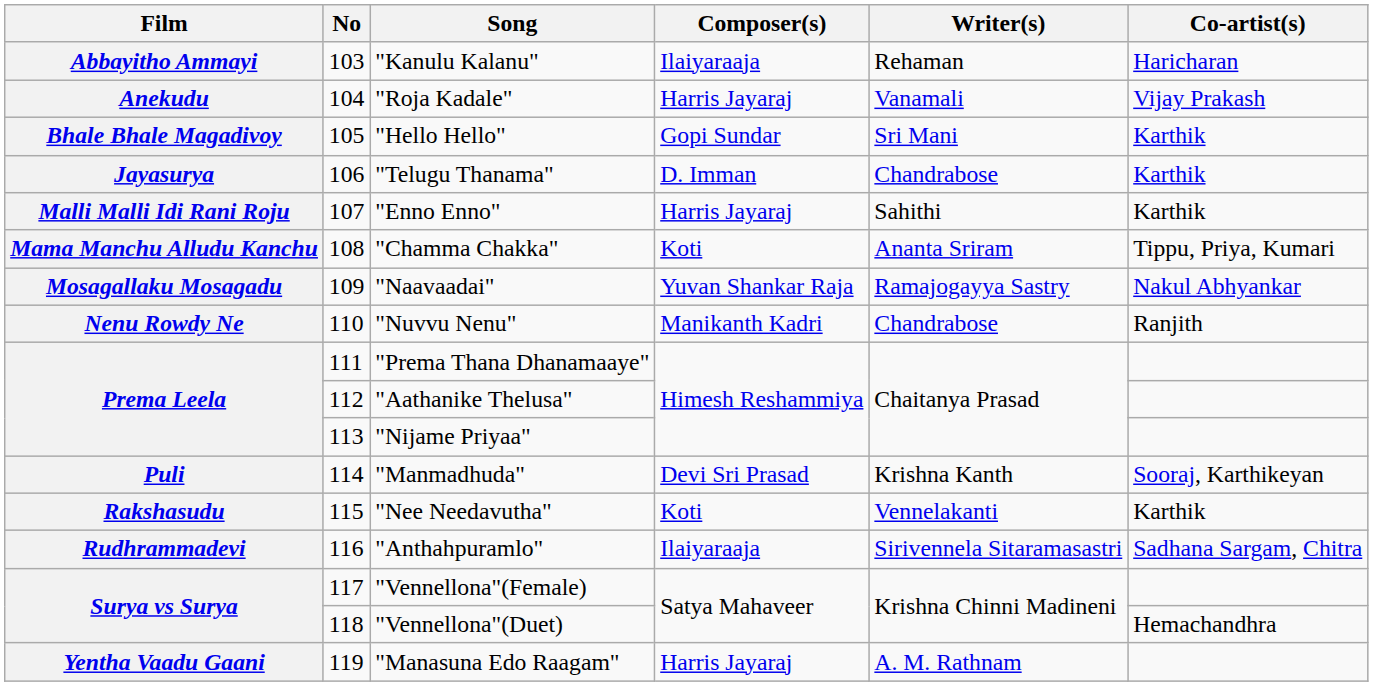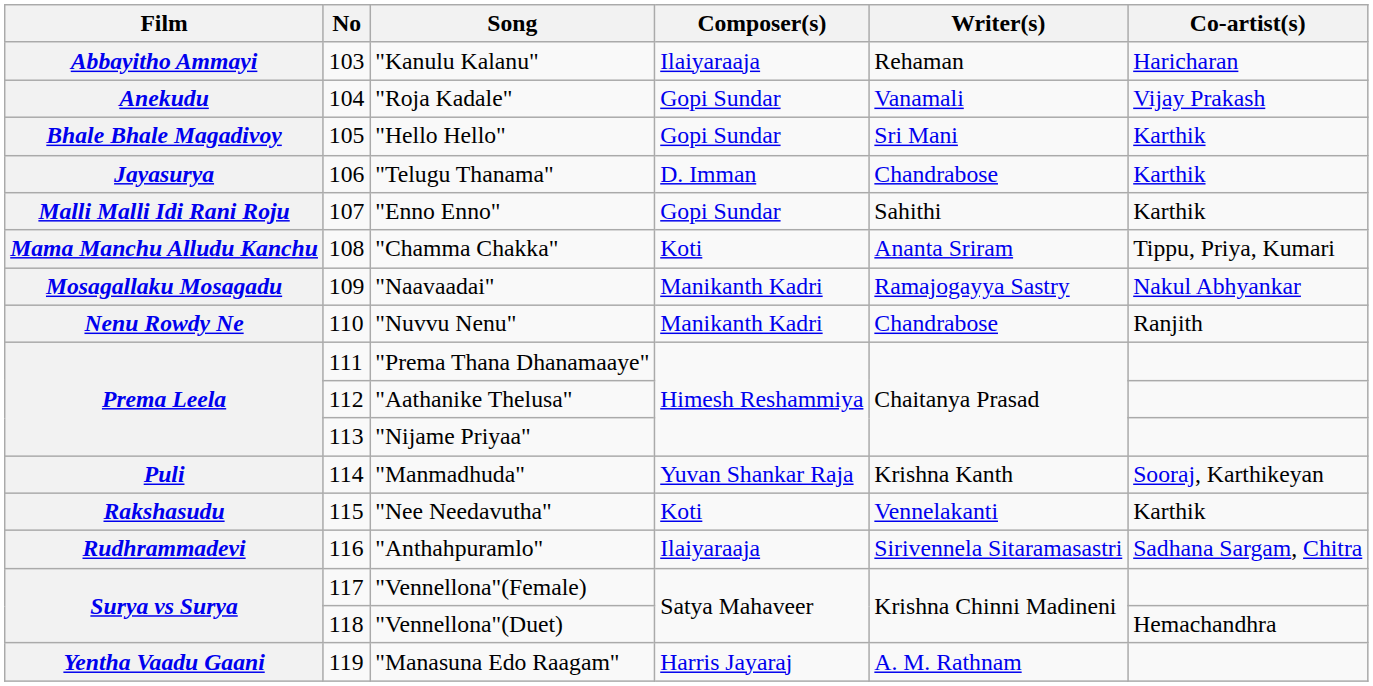(726, 98) Harris Jayaraj -> (720, 98) Gopi Sundar
(726, 211) Harris Jayaraj -> (720, 211) Gopi Sundar
(757, 286) Yuvan Shankar Raja -> (741, 286) Manikanth Kadri
(735, 473) Devi Sri Prasad -> (757, 473) Yuvan Shankar Raja
